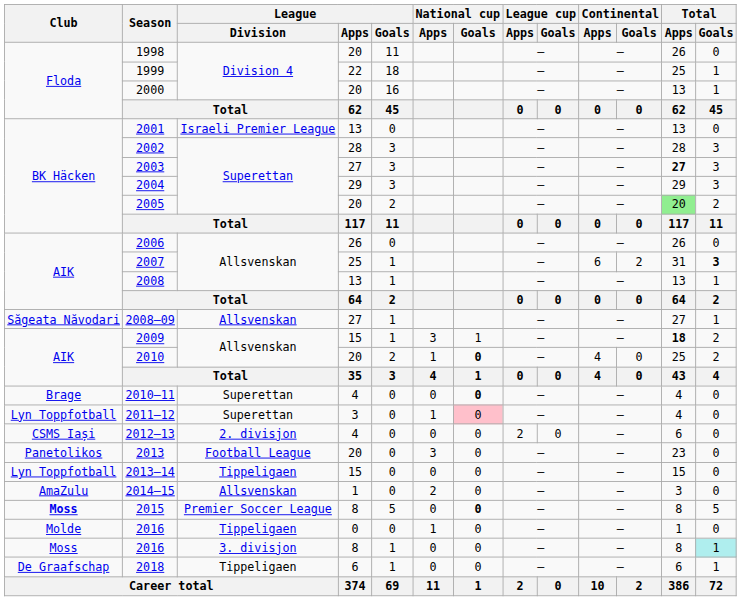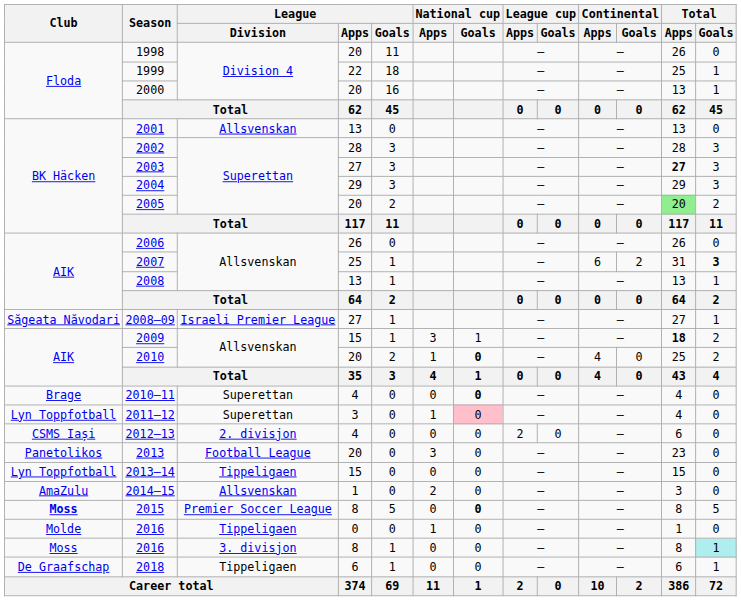(258, 128) Israeli Premier League -> (258, 128) Allsvenskan
(258, 319) Allsvenskan -> (258, 319) Israeli Premier League
